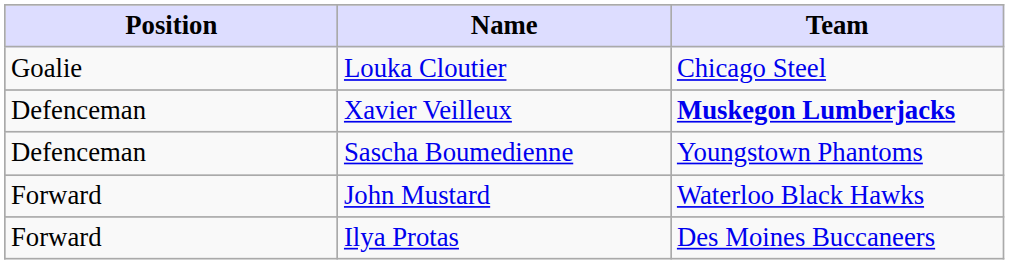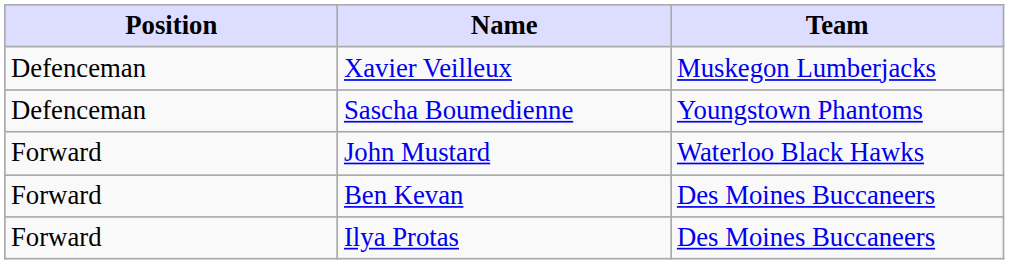- row: (425, 68)
(816, 110) bold -> (806, 68) normal
+ row: (404, 195)
